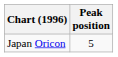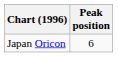(91, 43) 5 -> (91, 43) 6
